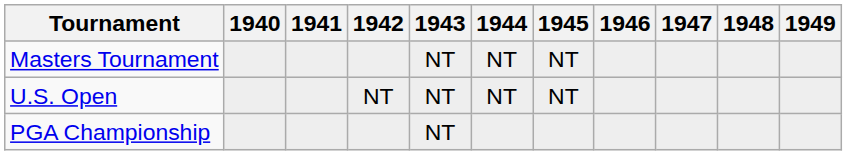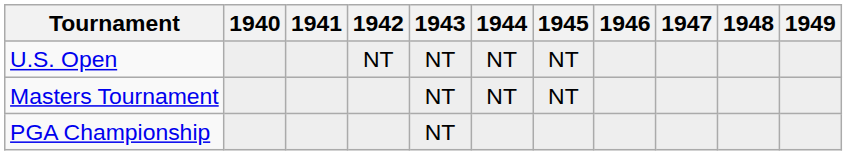rows swapped: (114, 59) <-> (64, 96)
